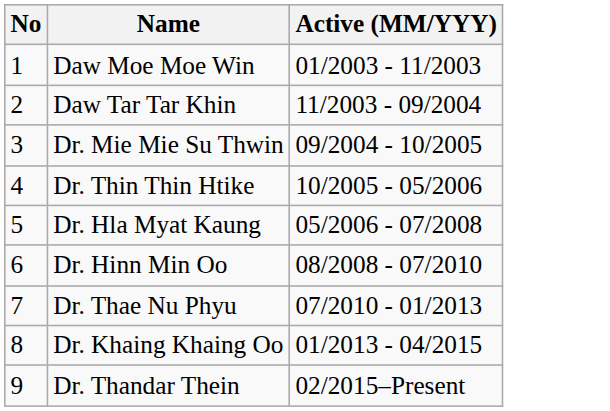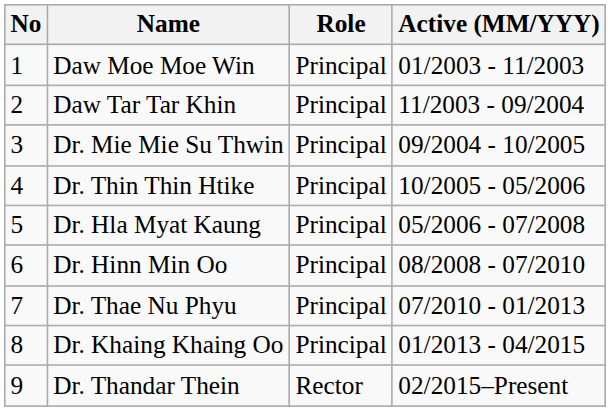+ column: (341, 24)
